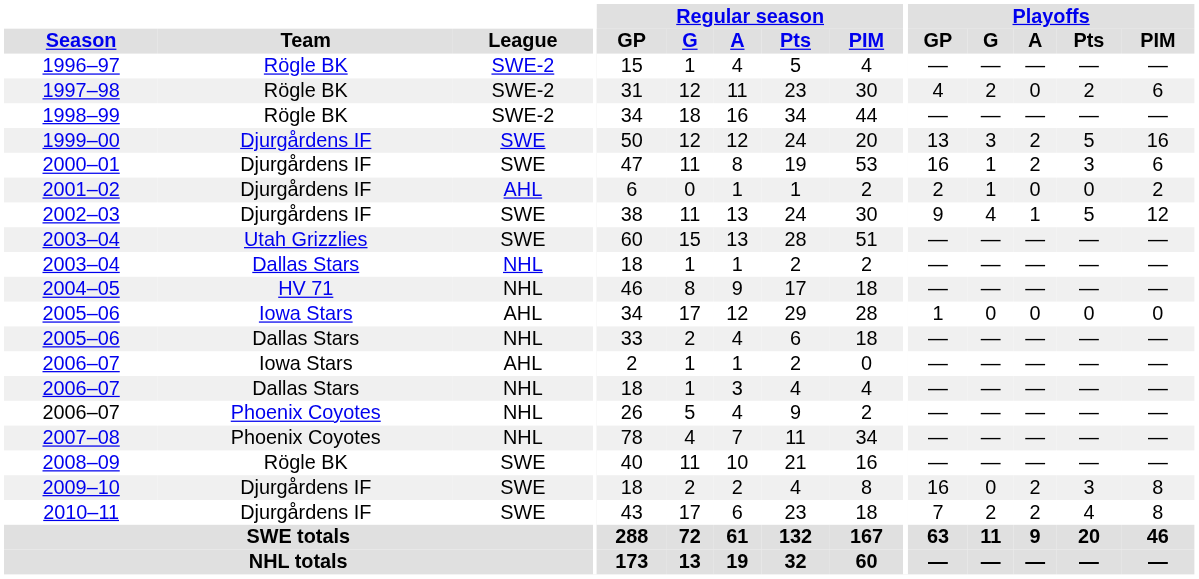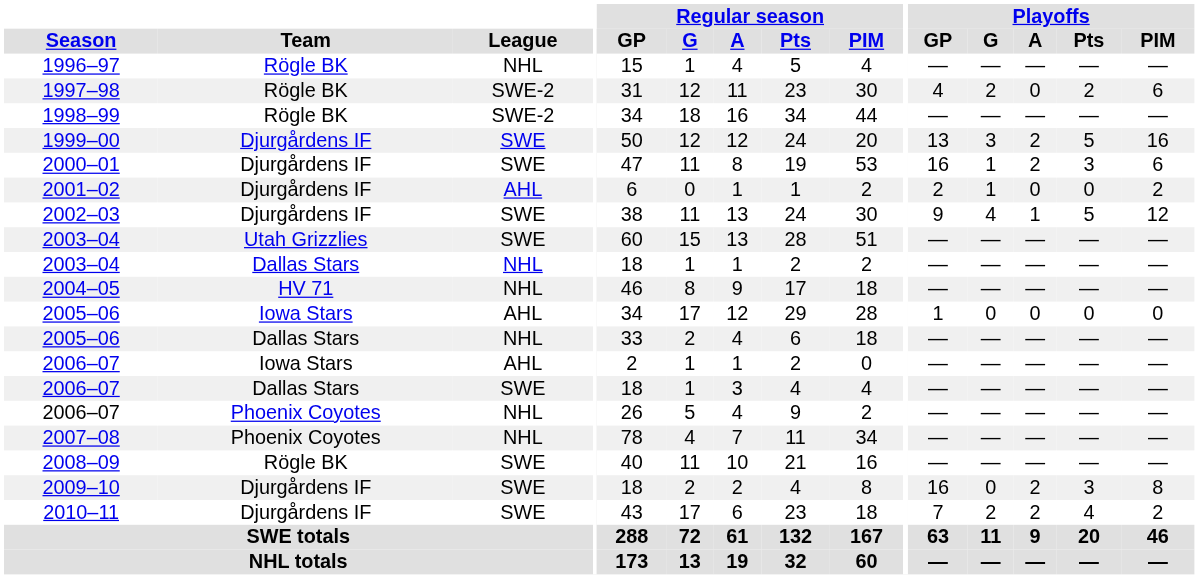(523, 65) SWE-2 -> (523, 65) NHL
(523, 388) NHL -> (523, 388) SWE
(1158, 512) 8 -> (1158, 512) 2
